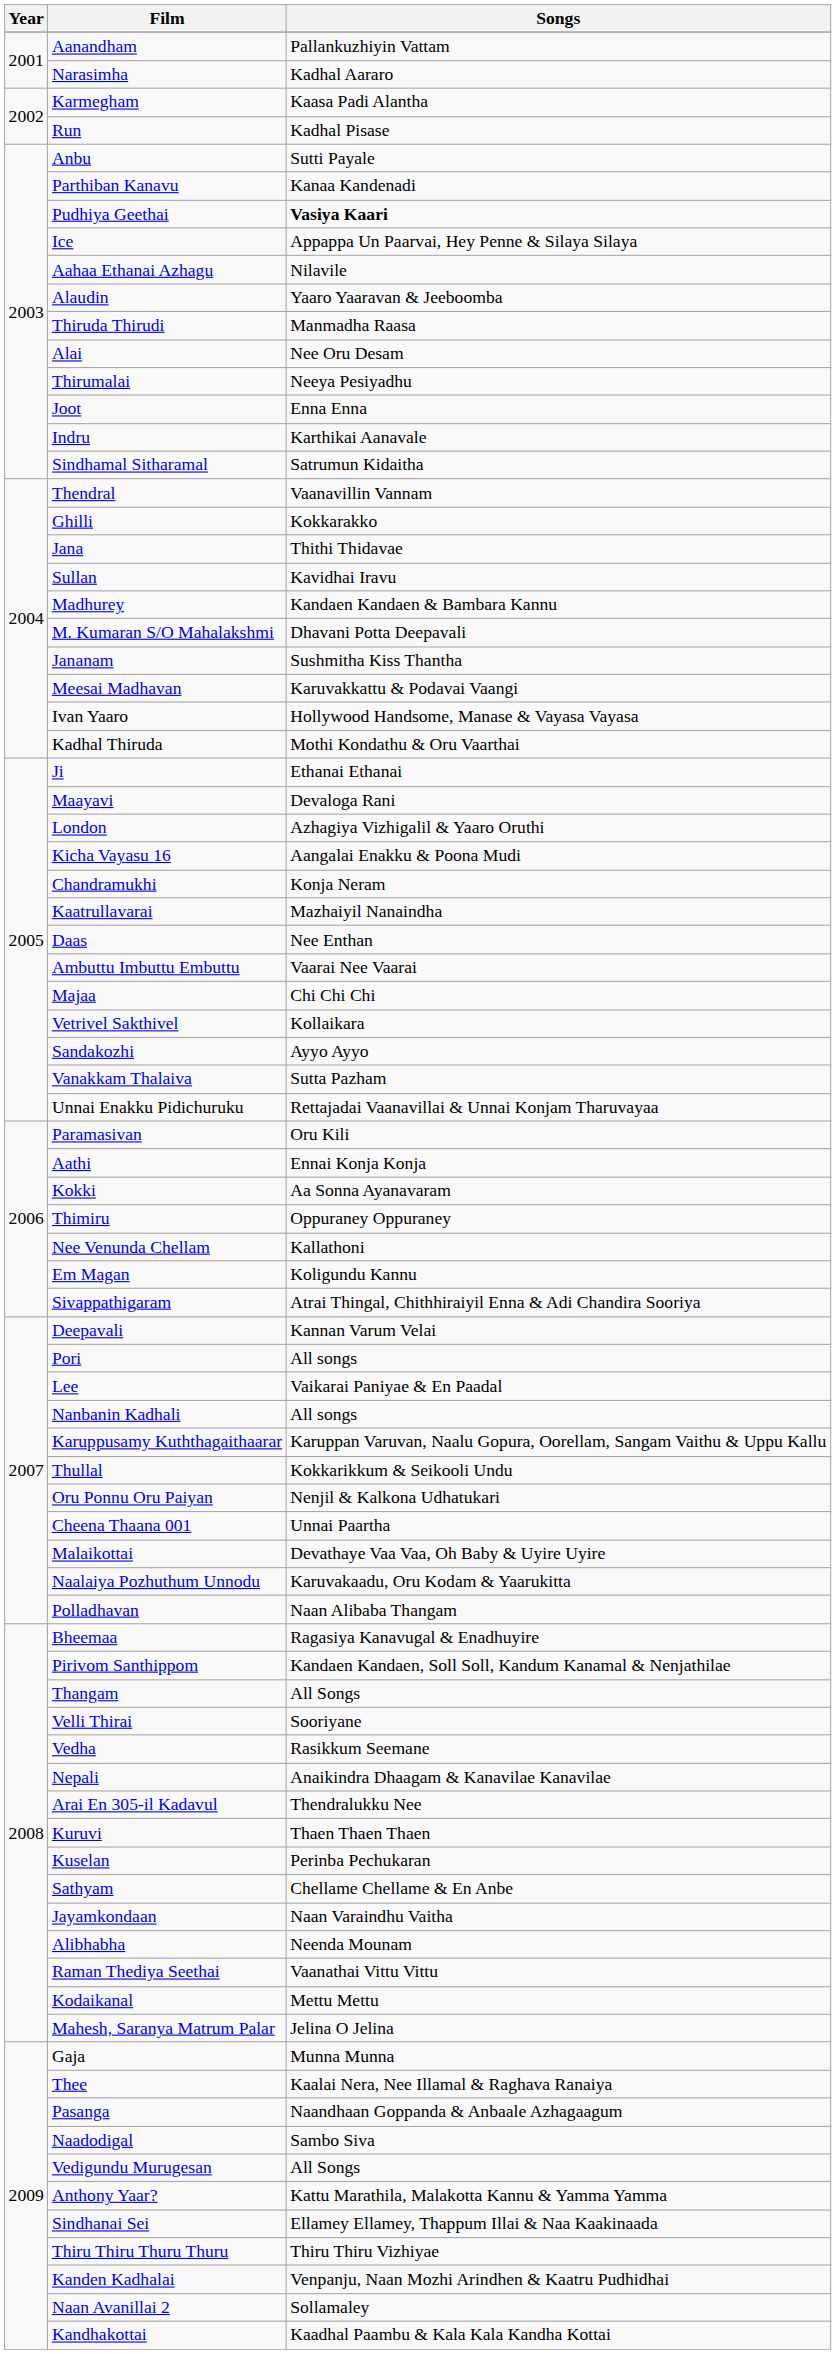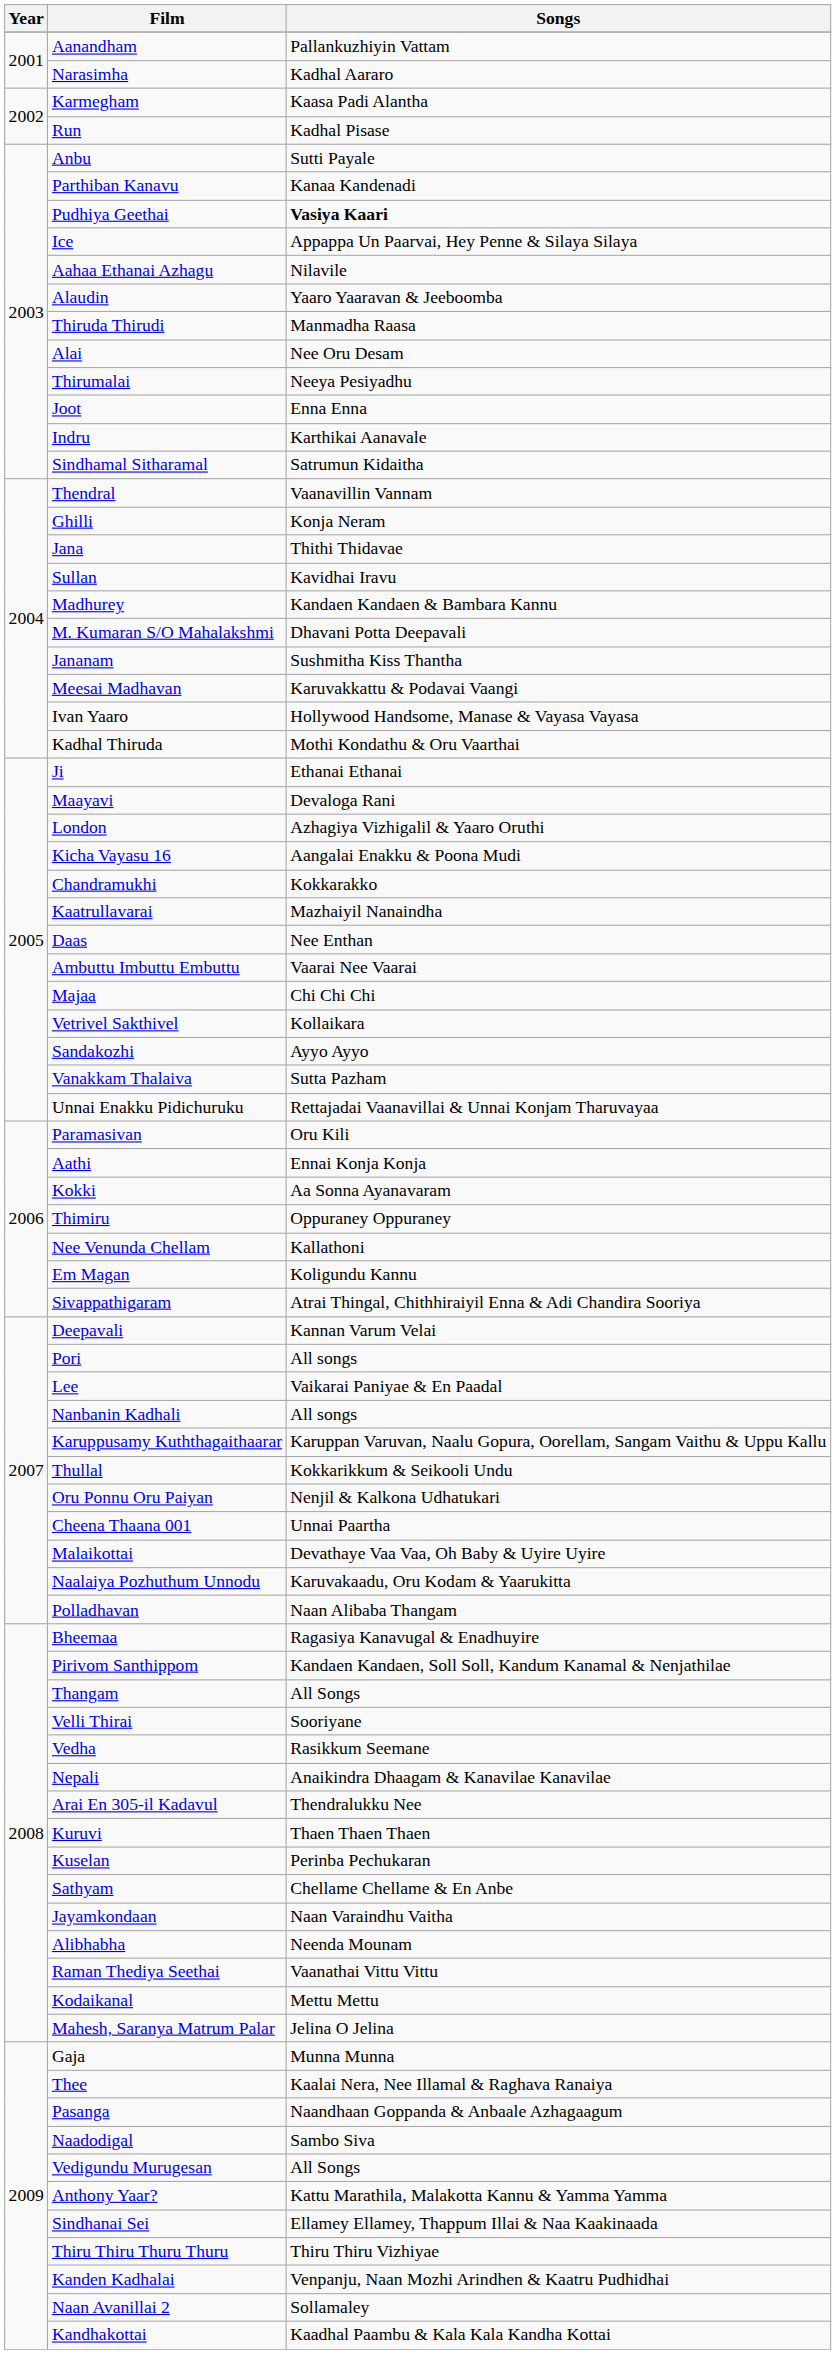(334, 520) Kokkarakko -> (338, 520) Konja Neram
(338, 883) Konja Neram -> (334, 883) Kokkarakko
